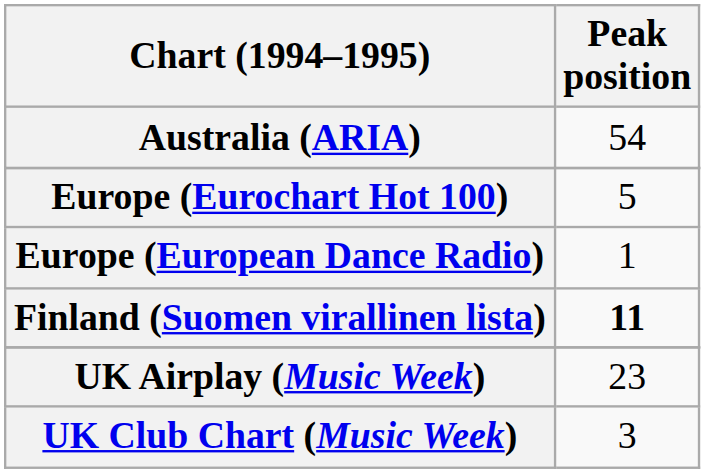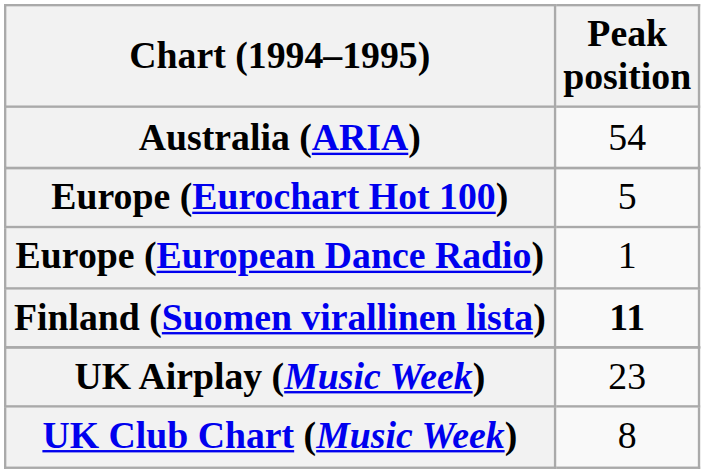(627, 436) 3 -> (627, 436) 8
